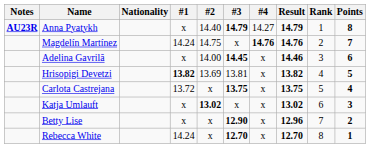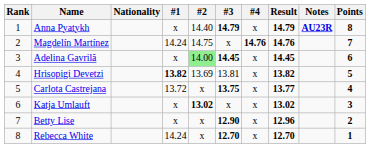columns swapped: (321, 12) <-> (22, 12)
(263, 27) 14.27 -> (255, 27) x
(210, 58) no background -> (202, 58) lightgreen background
(292, 58) 14.46 -> (284, 58) 14.45
(292, 89) 13.75 -> (284, 89) 13.77
